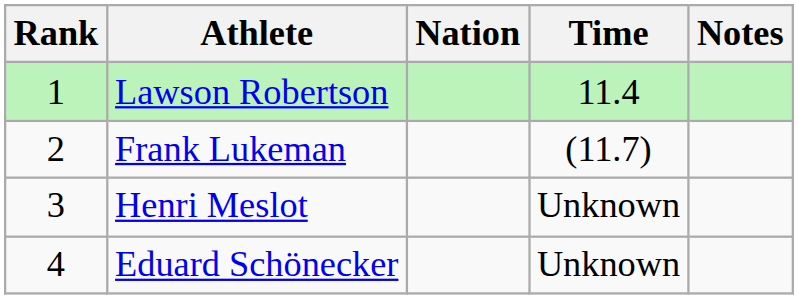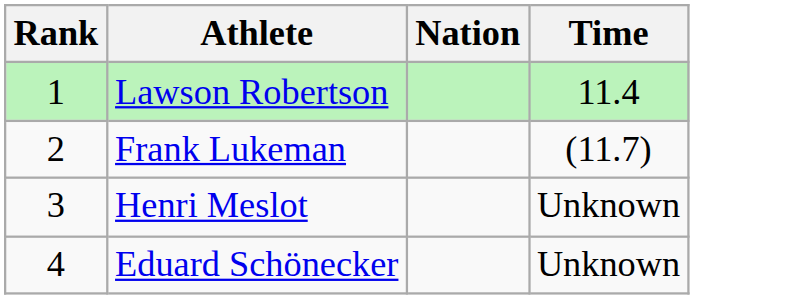- column: (740, 33)
